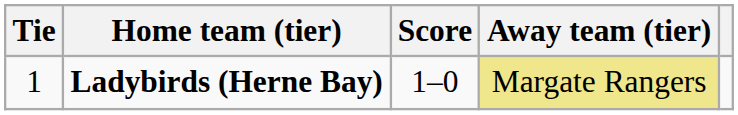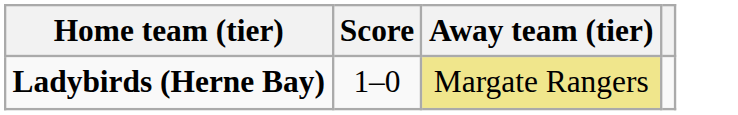- column: (34, 30)
